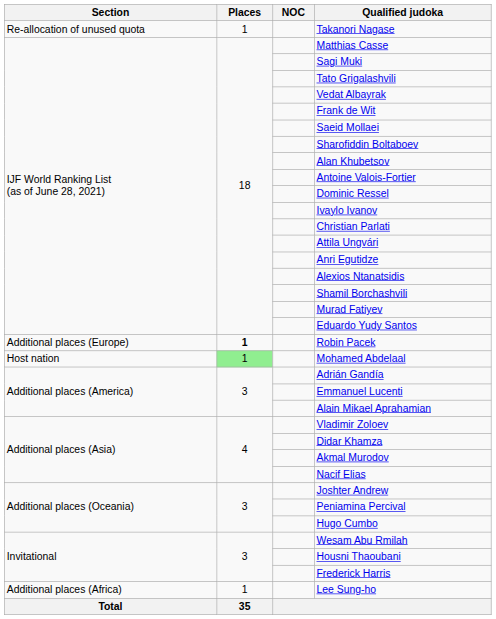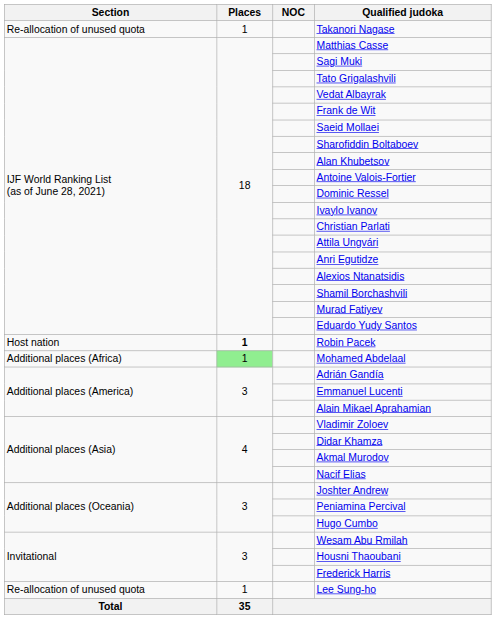(68, 342) Additional places (Europe) -> (33, 342) Host nation
(33, 359) Host nation -> (64, 359) Additional places (Africa)
(64, 590) Additional places (Africa) -> (76, 590) Re-allocation of unused quota
